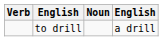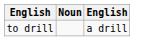- column: (18, 12)
